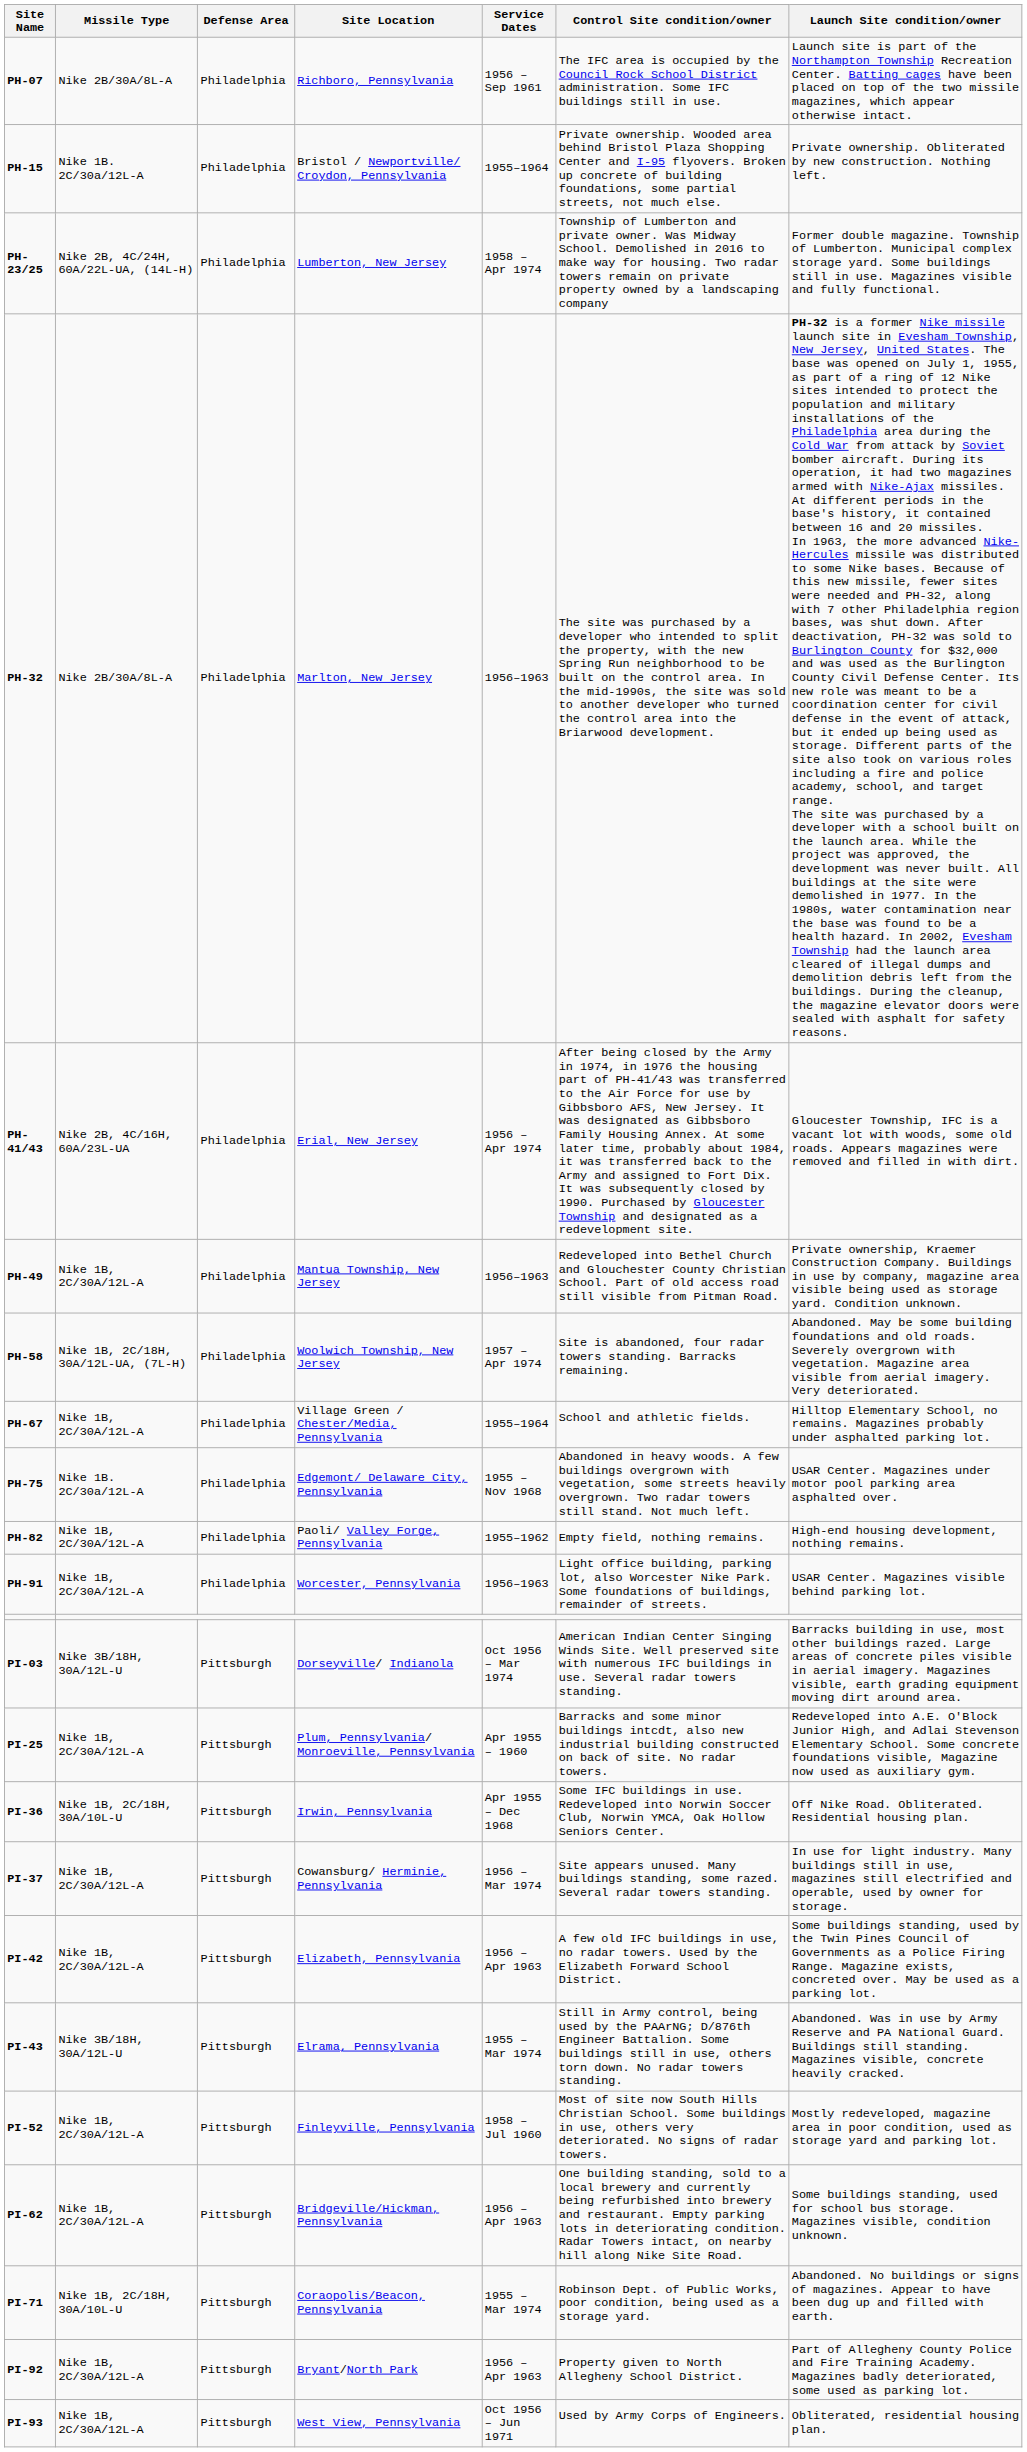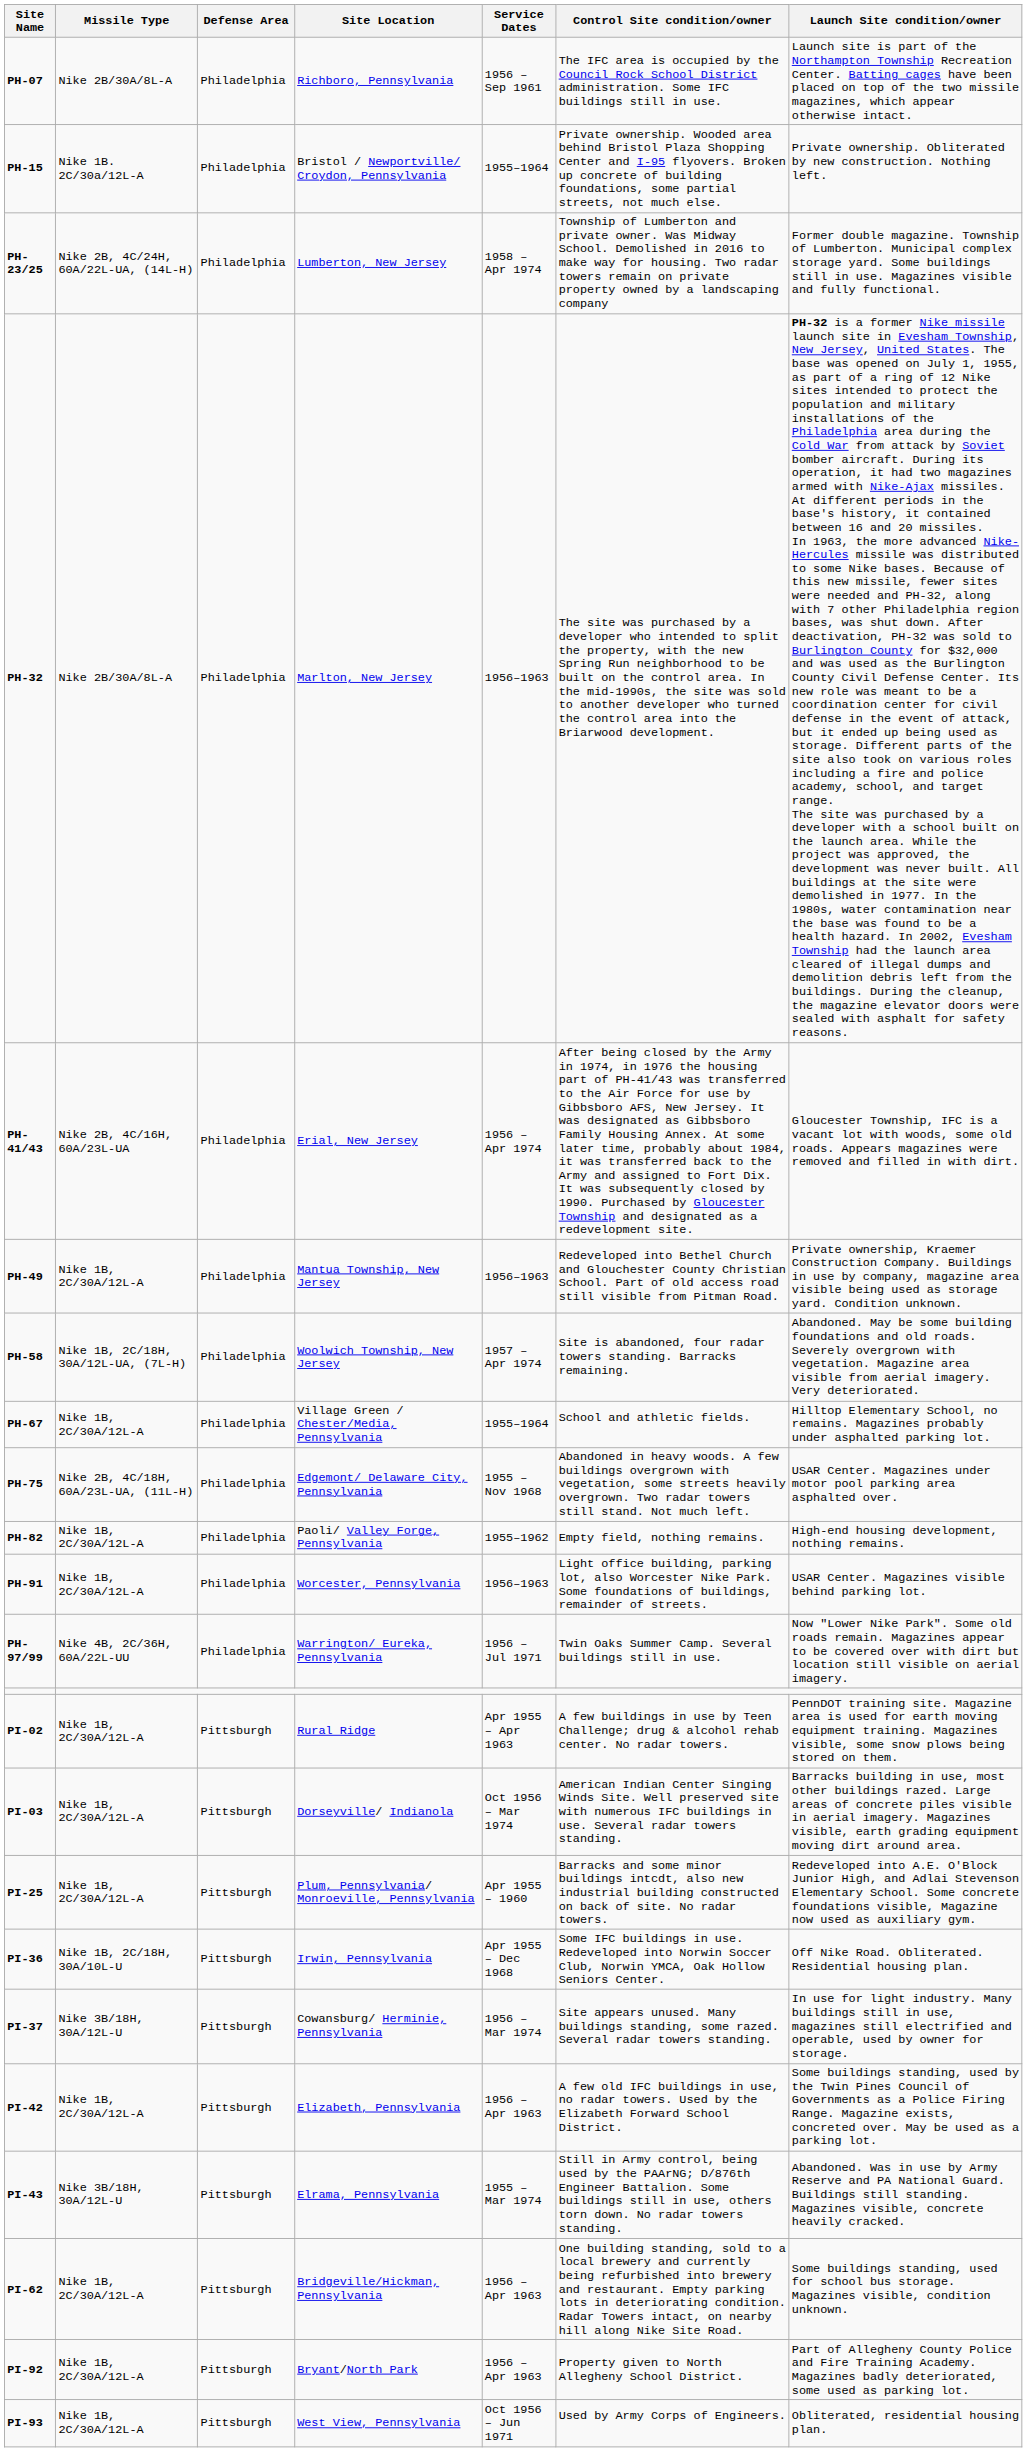(101, 1484) Nike 1B. 2C/30a/12L-A -> (126, 1484) Nike 2B, 4C/18H, 60A/23L-UA, (11L-H)
+ row: (25, 1651)
+ row: (25, 1731)
(101, 1664) Nike 3B/18H, 30A/12L-U -> (101, 1812) Nike 1B, 2C/30A/12L-A
(101, 1879) Nike 1B, 2C/30A/12L-A -> (101, 2026) Nike 3B/18H, 30A/12L-U
- row: (25, 2128)
- row: (25, 2303)
